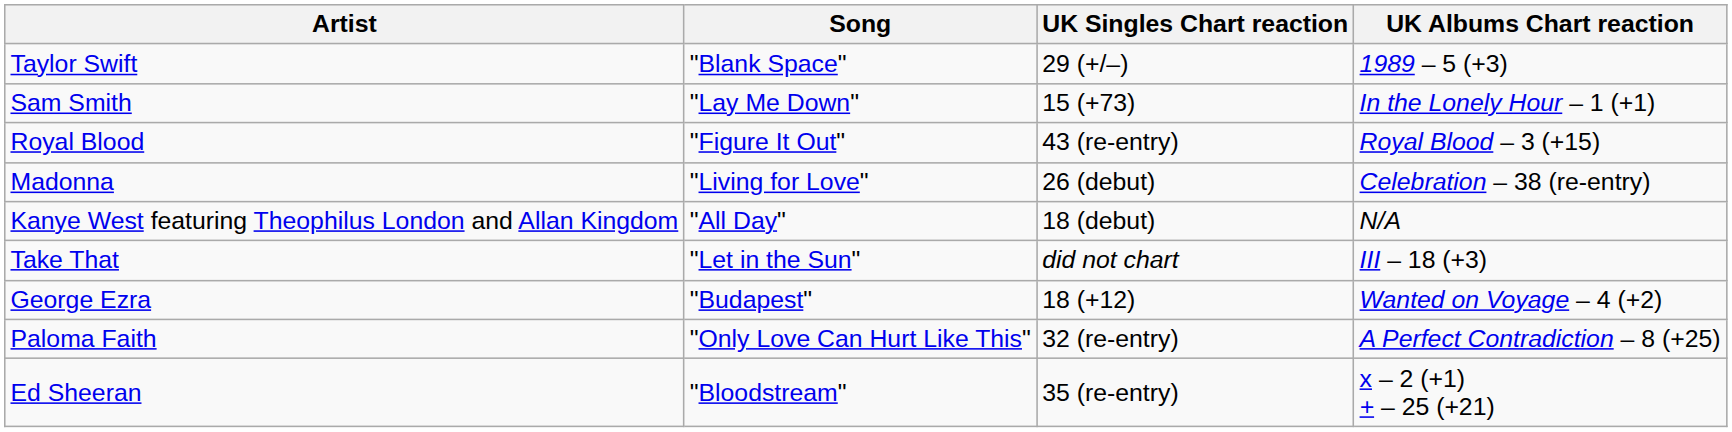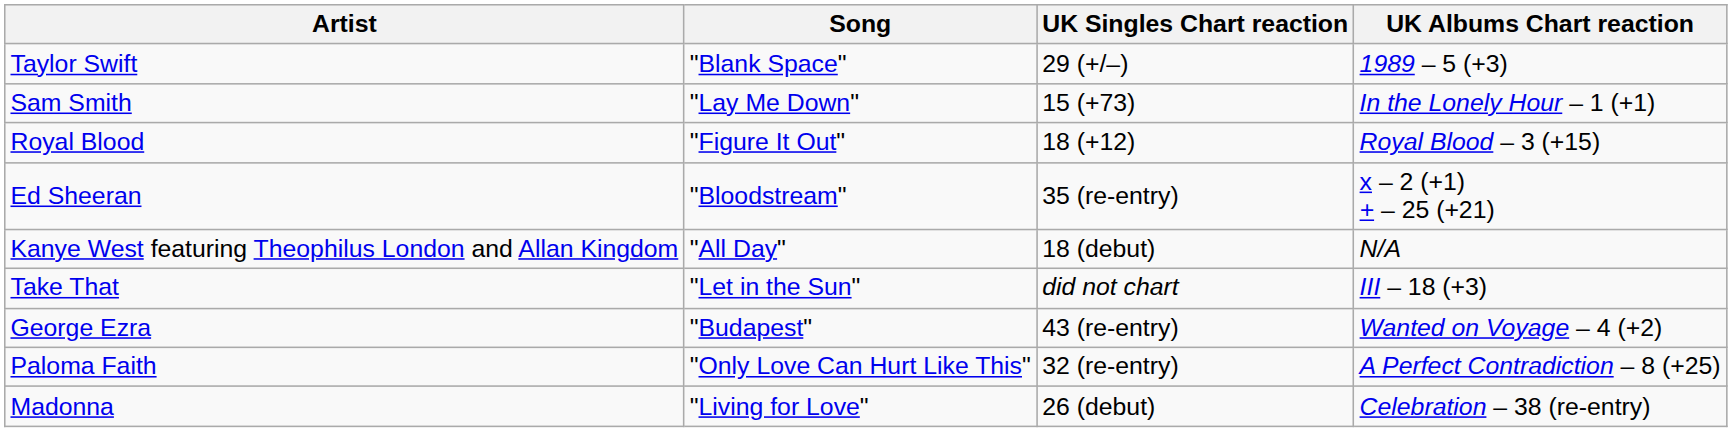(1110, 142) 43 (re-entry) -> (1089, 142) 18 (+12)
rows swapped: (76, 392) <-> (62, 181)
(1089, 299) 18 (+12) -> (1110, 327) 43 (re-entry)
